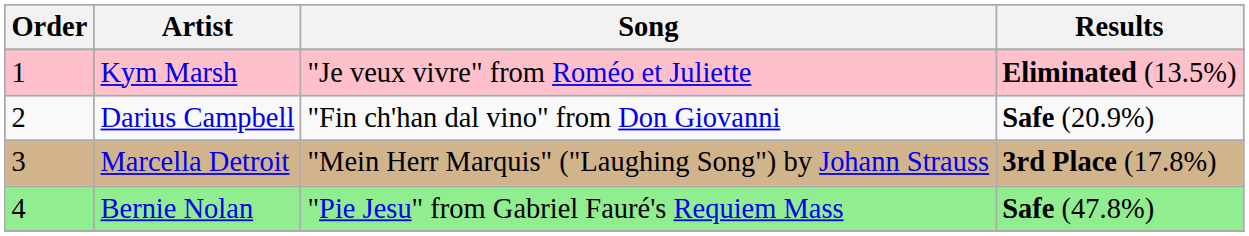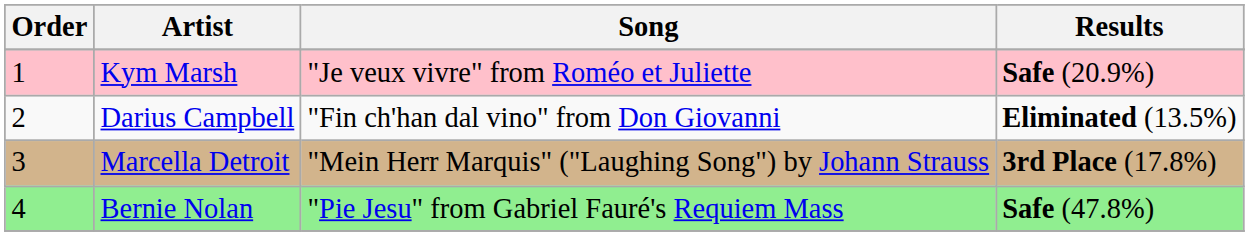(1119, 72) Eliminated (13.5%) -> (1078, 72) Safe (20.9%)
(1078, 117) Safe (20.9%) -> (1119, 117) Eliminated (13.5%)
